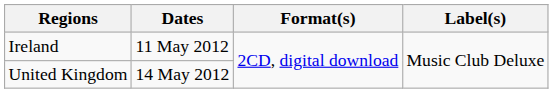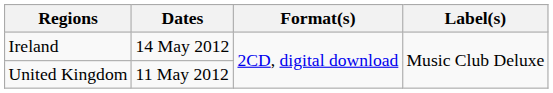(182, 46) 11 May 2012 -> (182, 46) 14 May 2012
(182, 74) 14 May 2012 -> (182, 74) 11 May 2012
